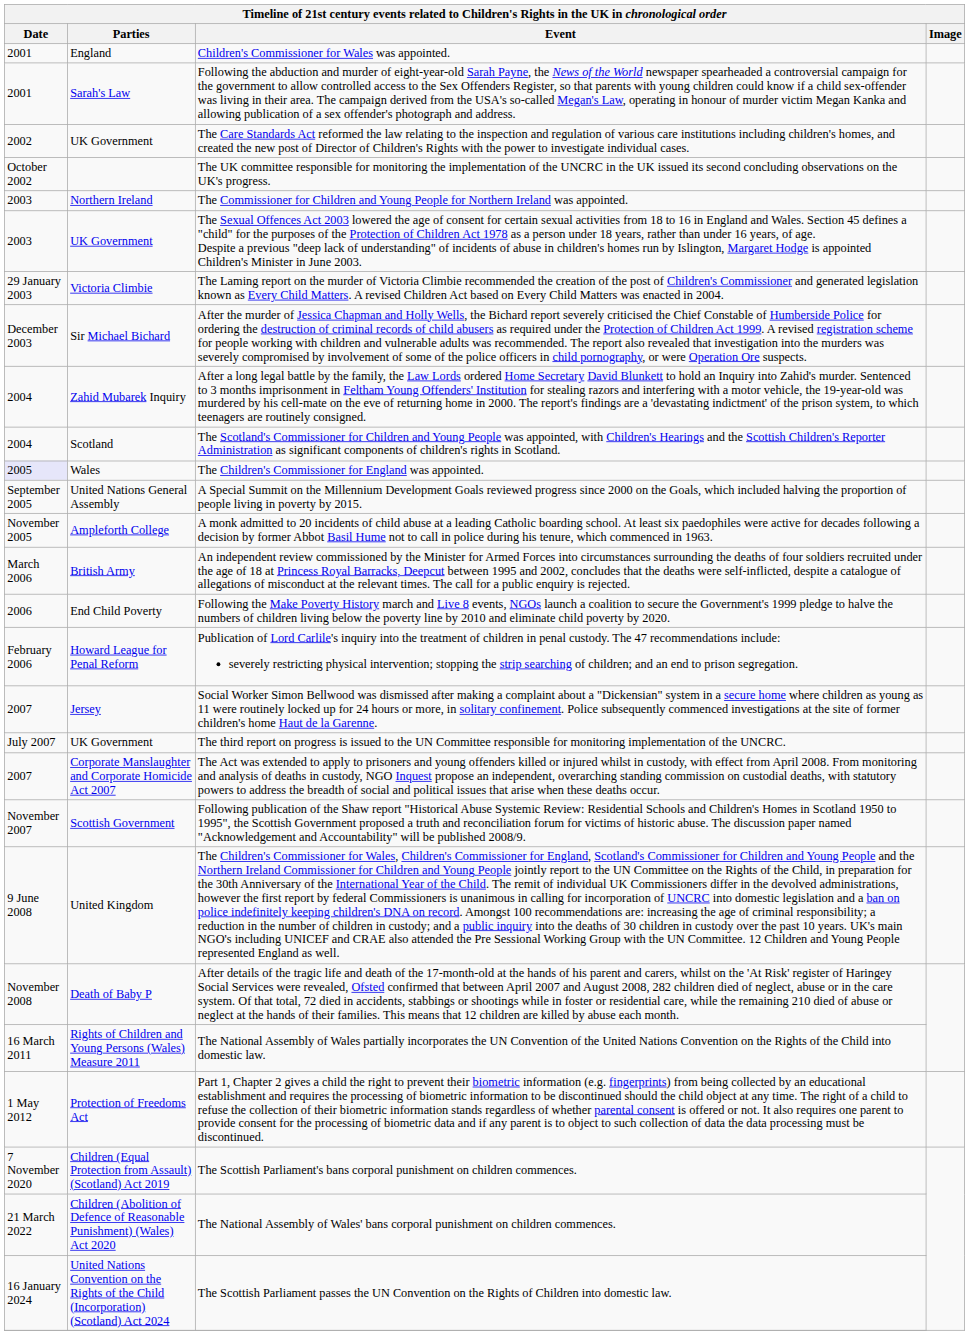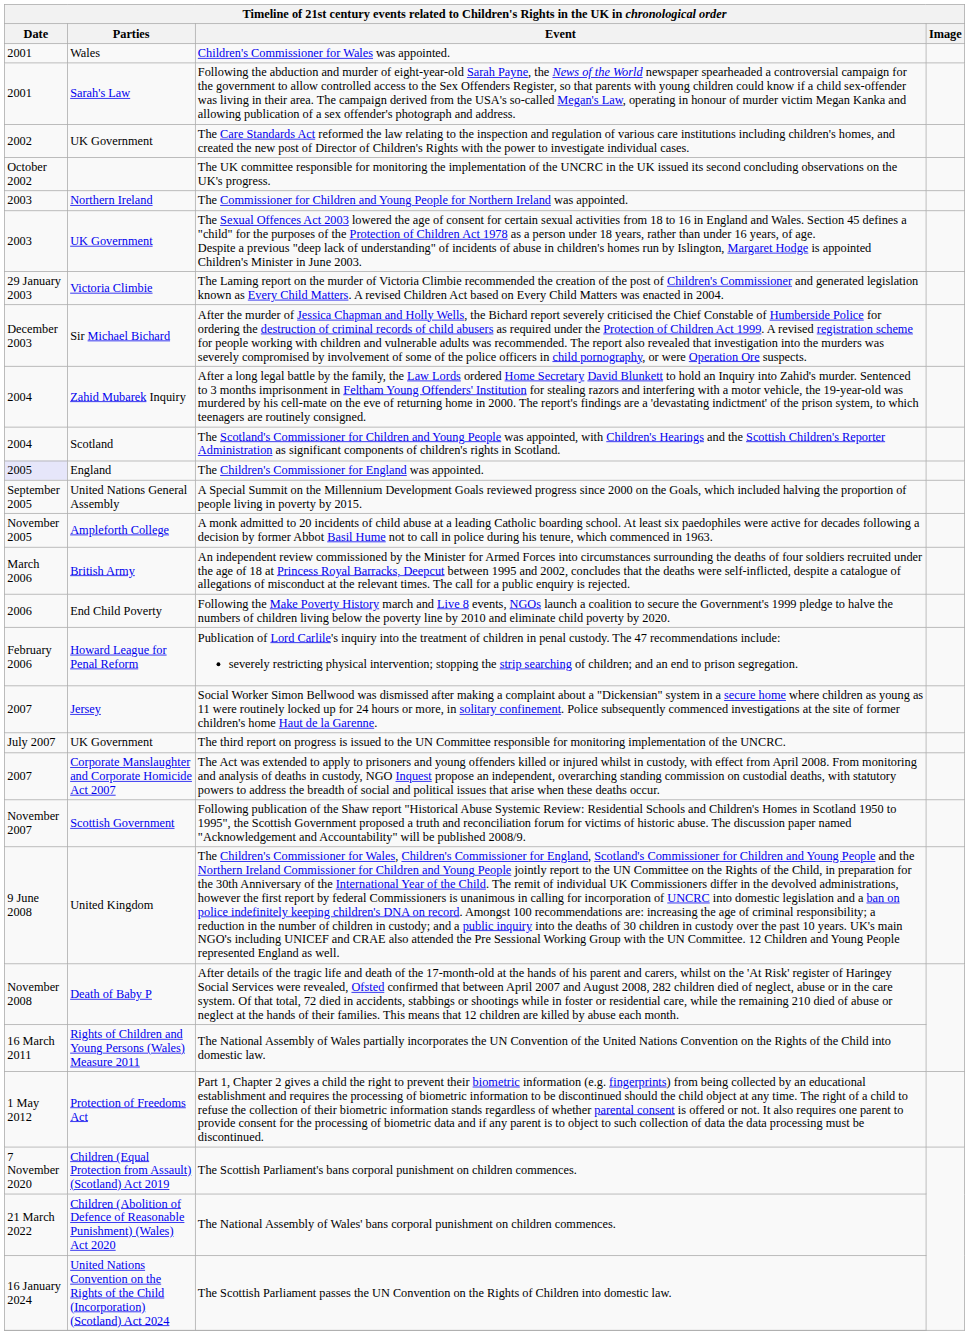(91, 53) England -> (85, 53) Wales
(85, 470) Wales -> (91, 470) England
